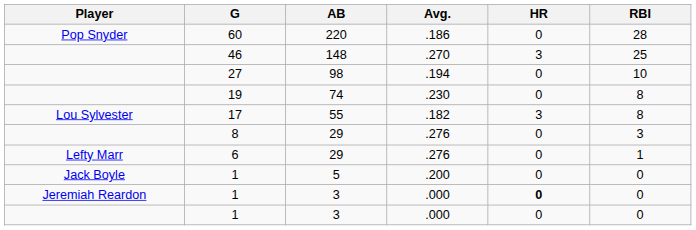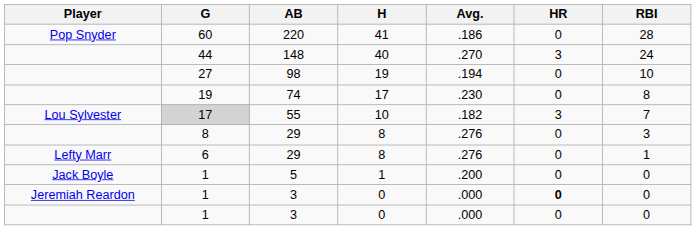+ column: (382, 14)
(235, 54) 46 -> (205, 54) 44
(640, 54) 25 -> (647, 54) 24
(235, 114) no background -> (205, 114) lightgrey background
(640, 114) 8 -> (647, 114) 7
